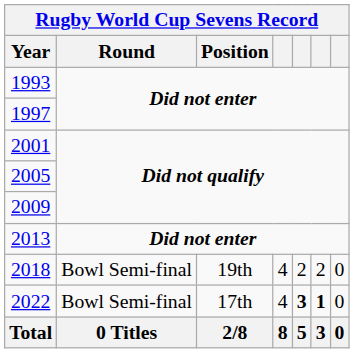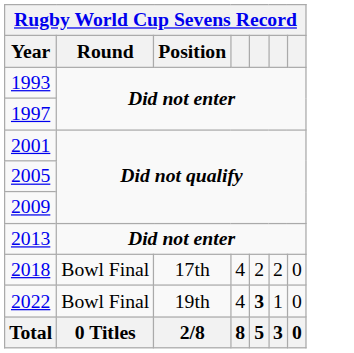(127, 269) Bowl Semi-final -> (105, 269) Bowl Final
(235, 269) 19th -> (192, 269) 17th
(127, 301) Bowl Semi-final -> (105, 301) Bowl Final
(235, 301) 17th -> (192, 301) 19th
(321, 301) bold -> (278, 301) normal
